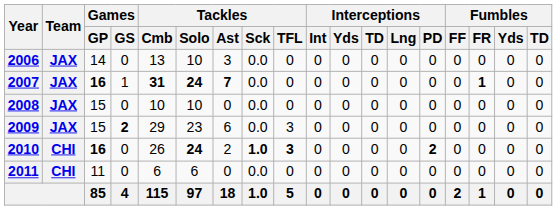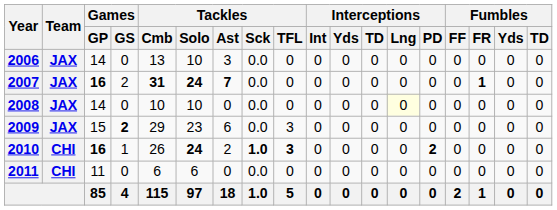(125, 82) 1 -> (125, 82) 2
(98, 104) 15 -> (98, 104) 14
(403, 104) no background -> (403, 104) lightyellow background
(125, 149) 0 -> (125, 149) 1
